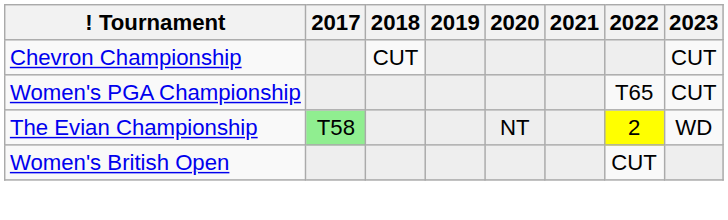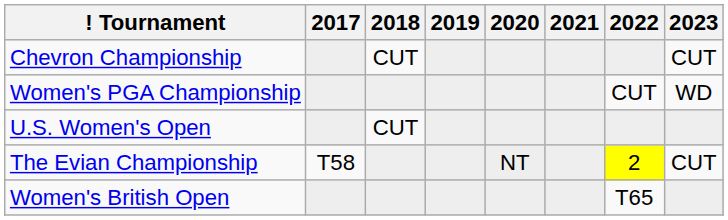(634, 93) T65 -> (634, 93) CUT
(694, 93) CUT -> (694, 93) WD
+ row: (110, 128)
(336, 128) lightgreen background -> (336, 163) no background
(694, 128) WD -> (694, 163) CUT
(634, 163) CUT -> (634, 198) T65
